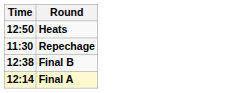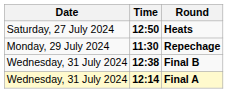+ column: (67, 12)
